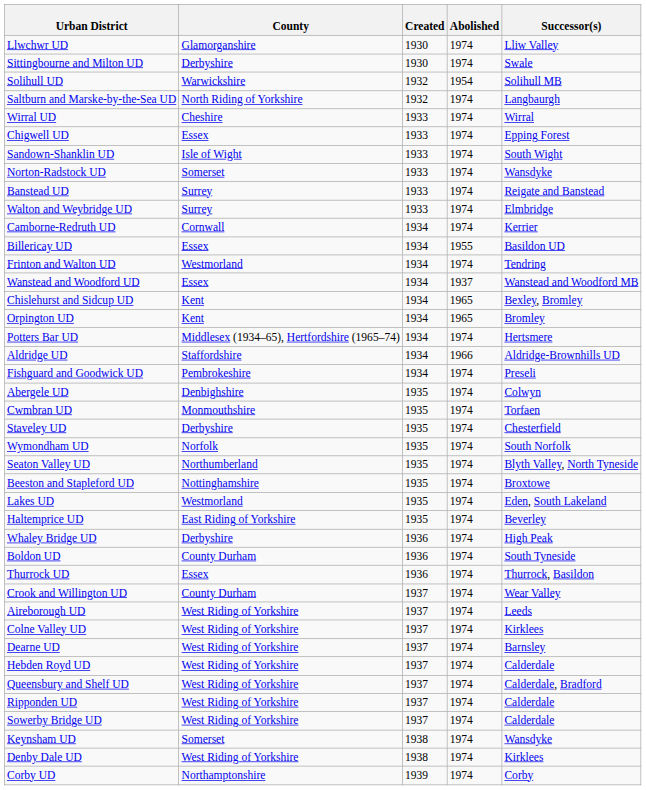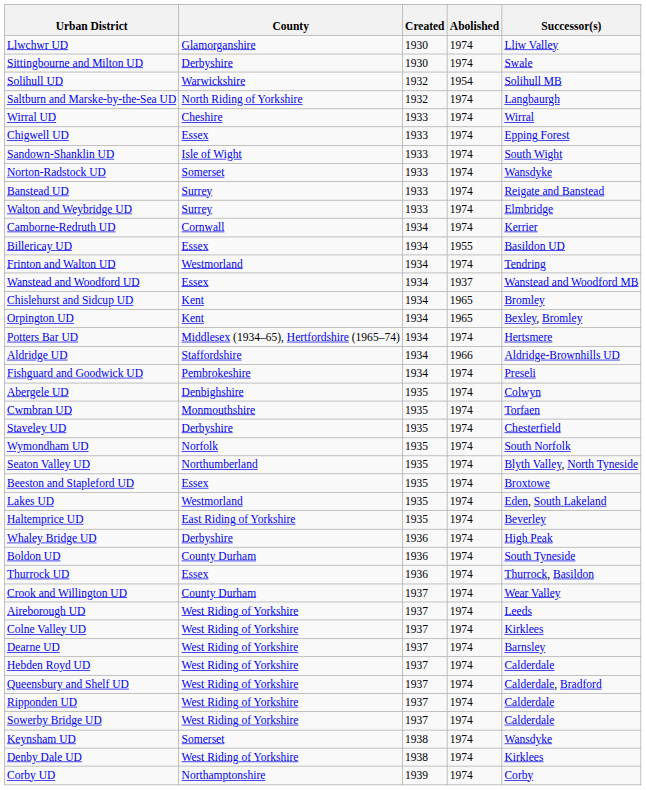(543, 300) Bexley, Bromley -> (525, 300) Bromley
(525, 318) Bromley -> (543, 318) Bexley, Bromley
(220, 483) Nottinghamshire -> (195, 483) Essex
